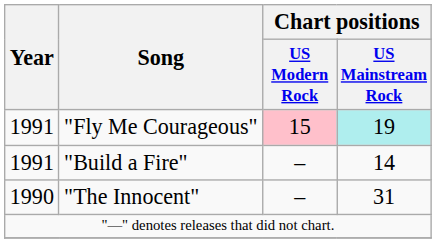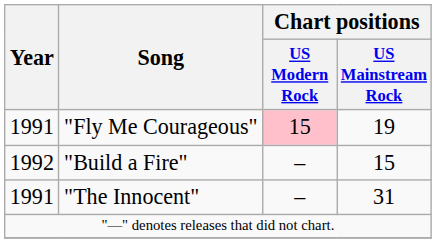(384, 127) paleturquoise background -> (384, 127) no background
(32, 162) 1991 -> (32, 162) 1992
(384, 162) 14 -> (384, 162) 15
(32, 197) 1990 -> (32, 197) 1991
